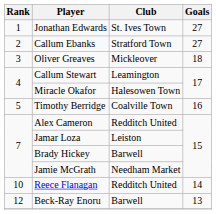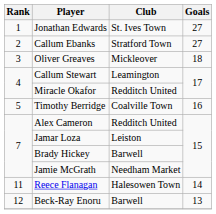(146, 91) Halesowen Town -> (144, 91) Redditch United
(18, 185) 10 -> (18, 185) 11
(144, 185) Redditch United -> (146, 185) Halesowen Town
